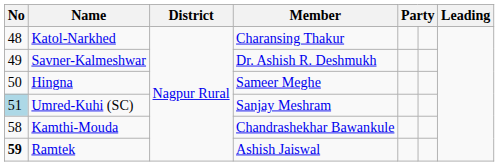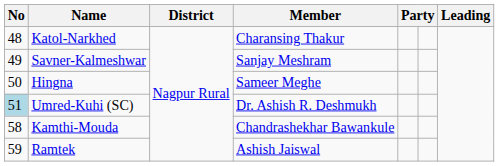(306, 60) Dr. Ashish R. Deshmukh -> (284, 60) Sanjay Meshram
(284, 104) Sanjay Meshram -> (306, 104) Dr. Ashish R. Deshmukh
(15, 149) bold -> (15, 149) normal
